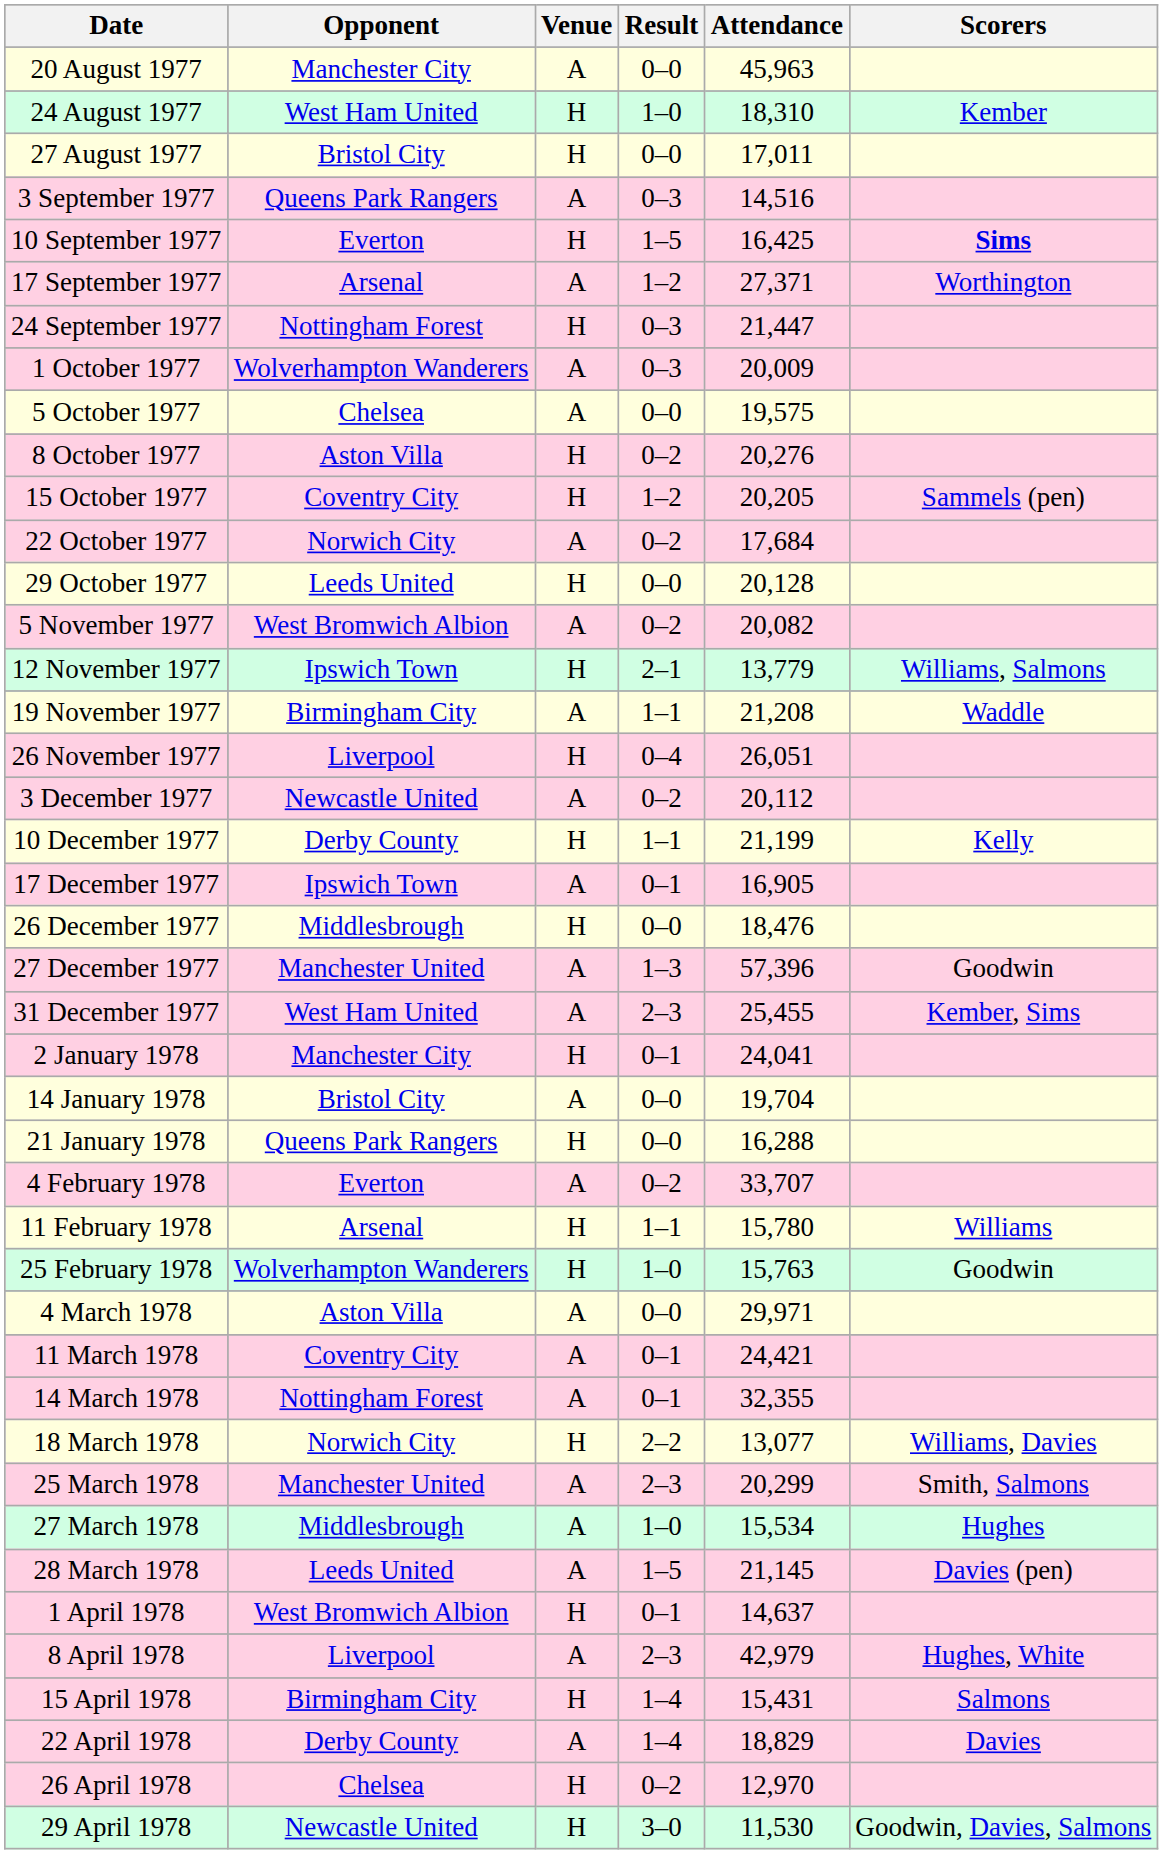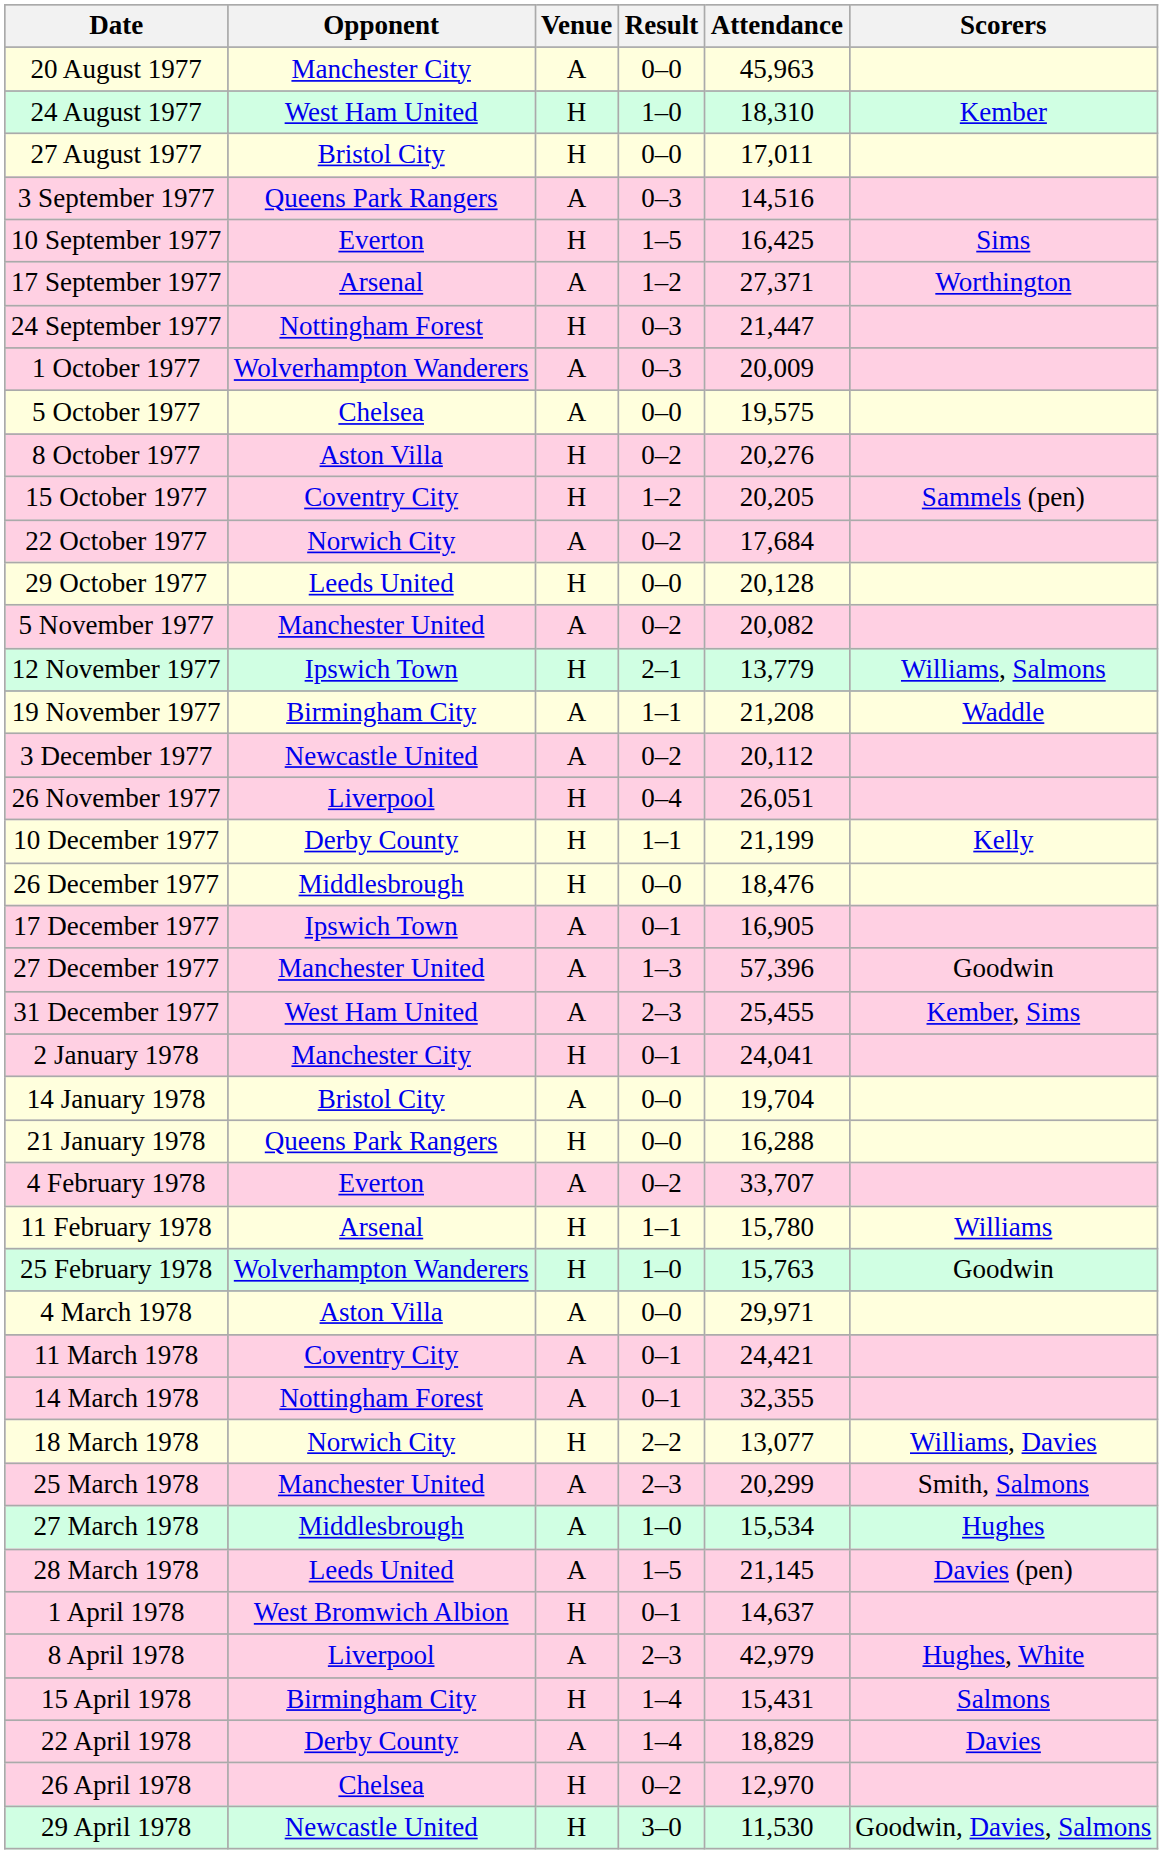(1003, 240) bold -> (1003, 240) normal
(381, 626) West Bromwich Albion -> (381, 626) Manchester United
rows swapped: (116, 754) <-> (116, 797)
rows swapped: (116, 883) <-> (116, 926)
